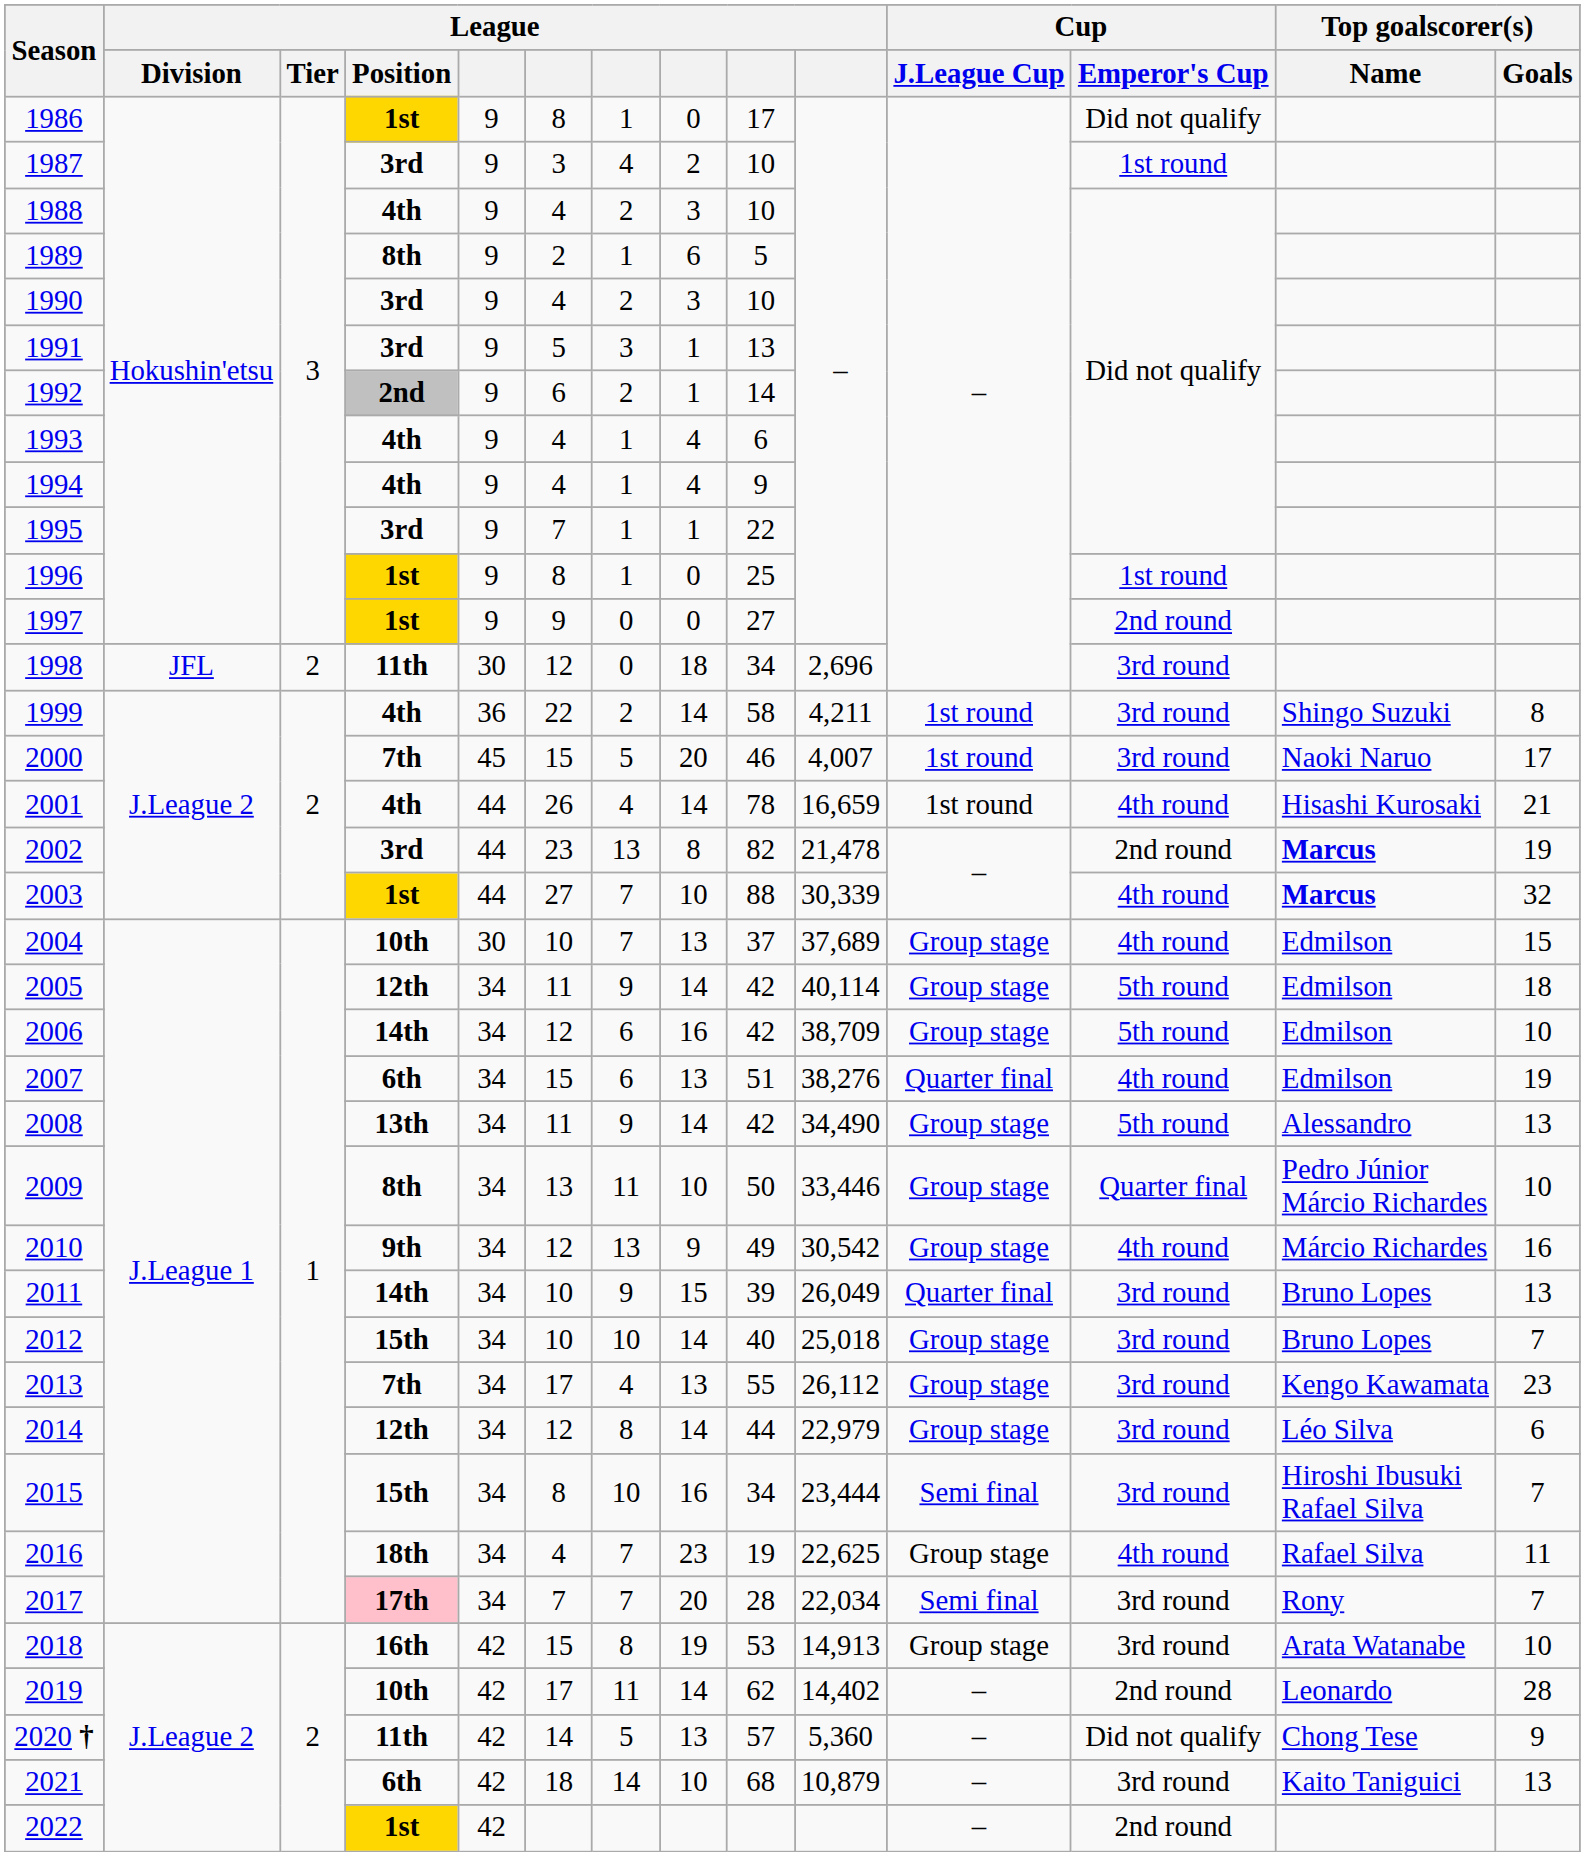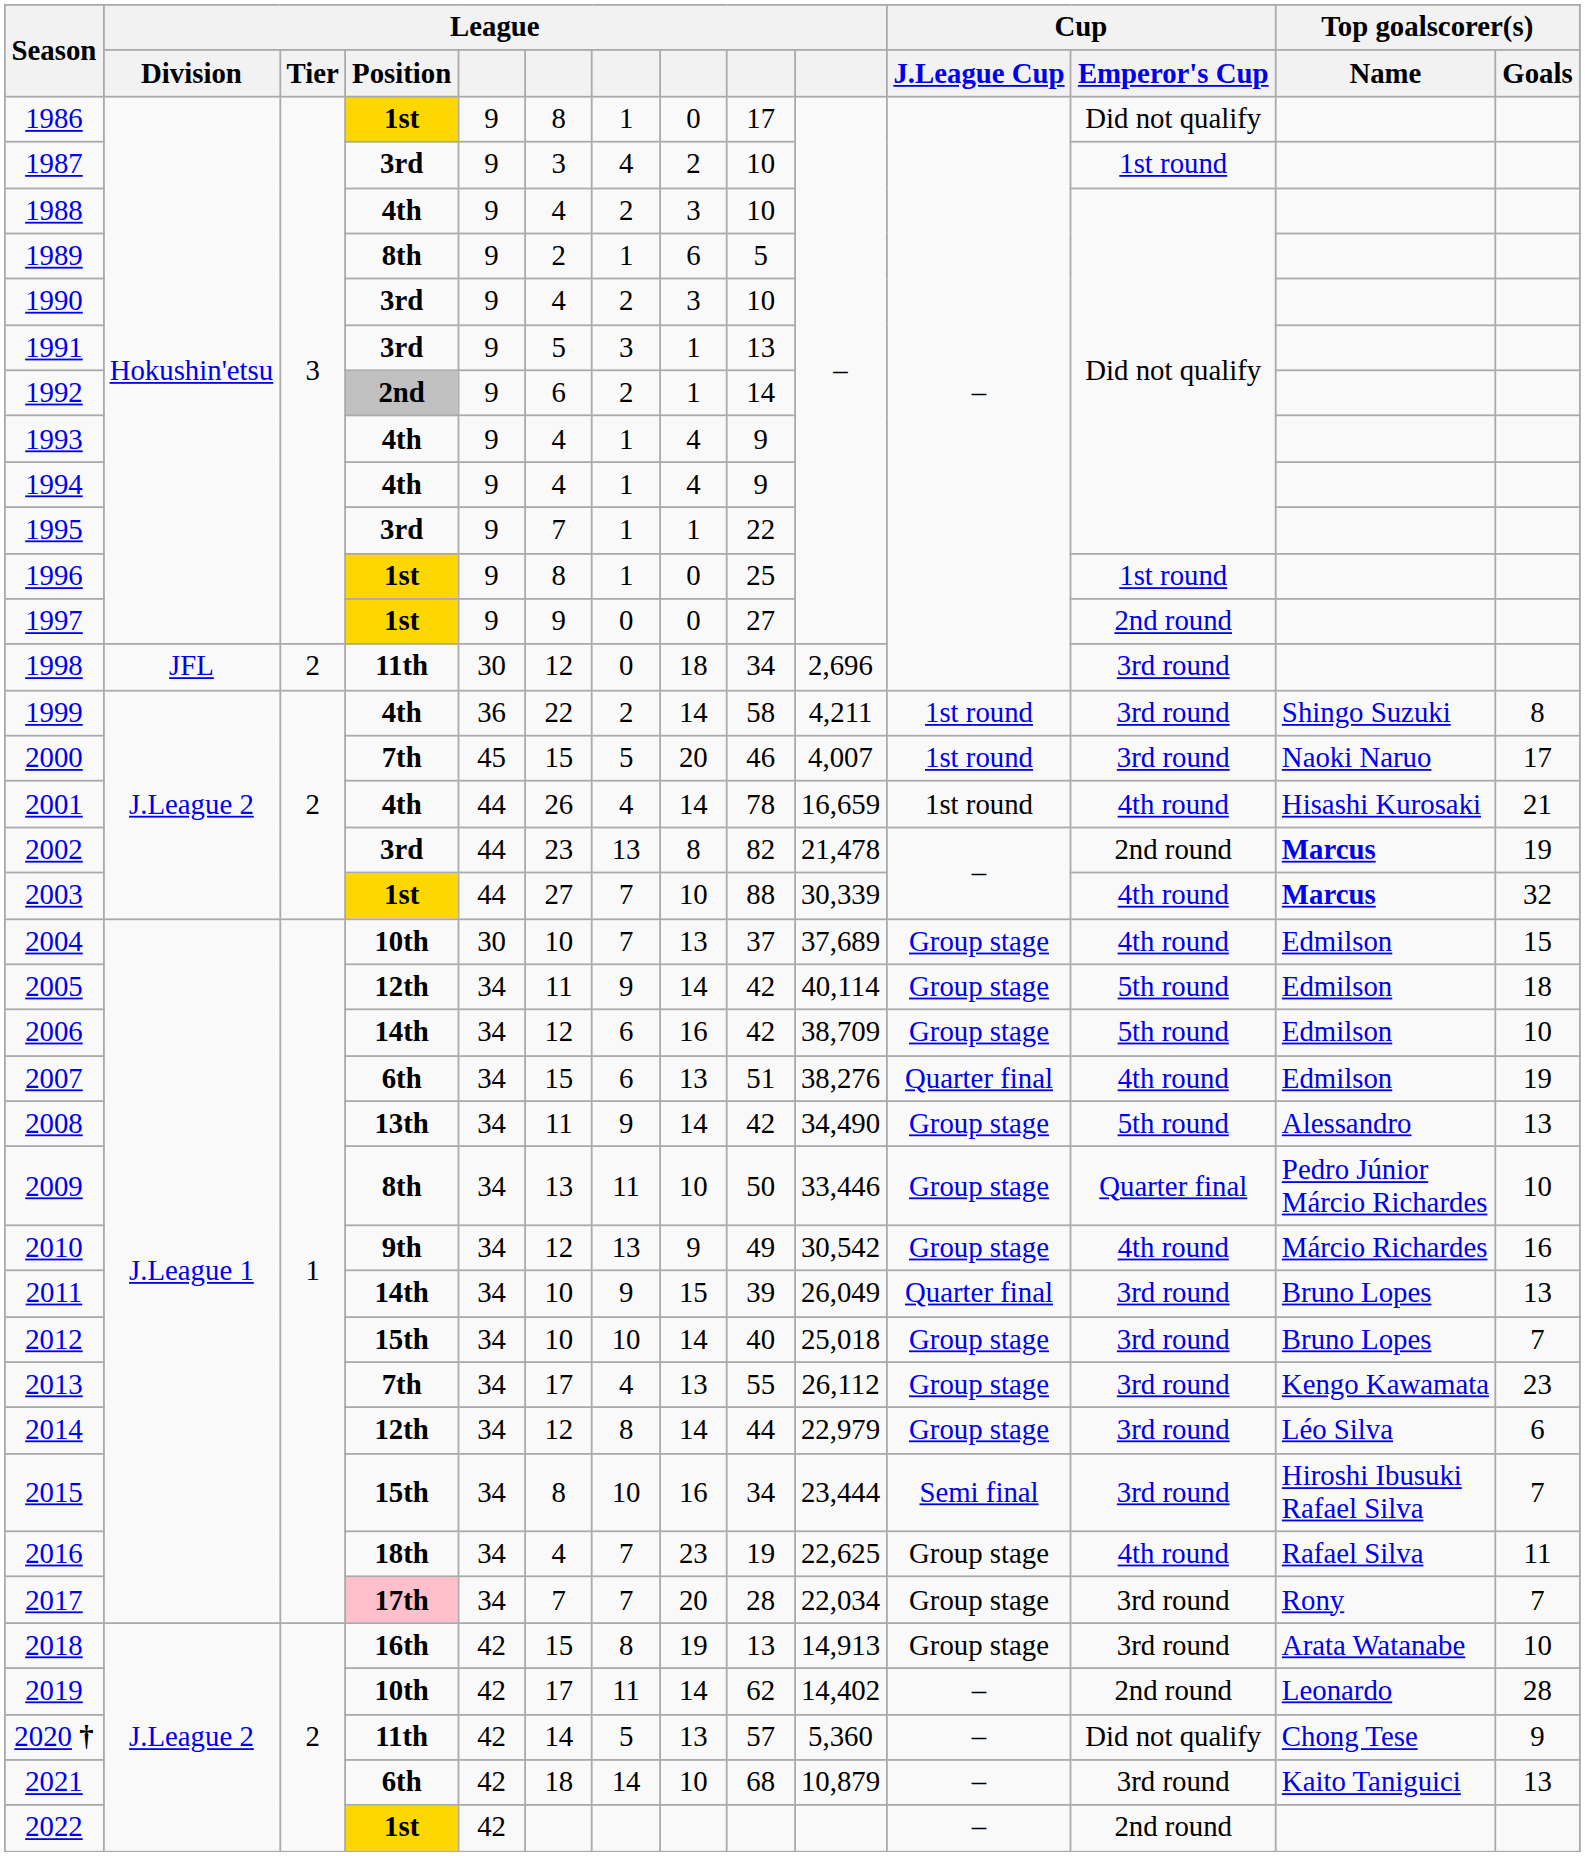(761, 438) 6 -> (761, 438) 9
(979, 1599) Semi final -> (979, 1599) Group stage
(761, 1645) 53 -> (761, 1645) 13
